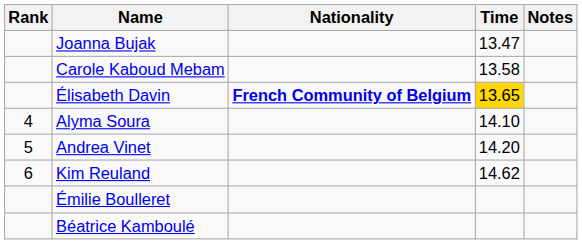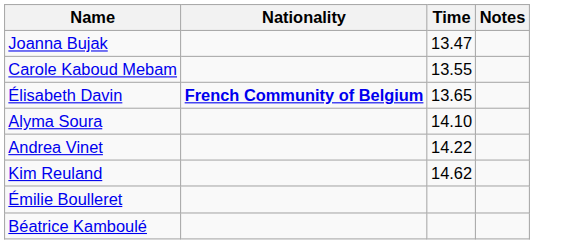- column: (28, 18)
(499, 70) 13.58 -> (452, 70) 13.55
(499, 96) gold background -> (452, 96) no background
(499, 148) 14.20 -> (452, 148) 14.22
